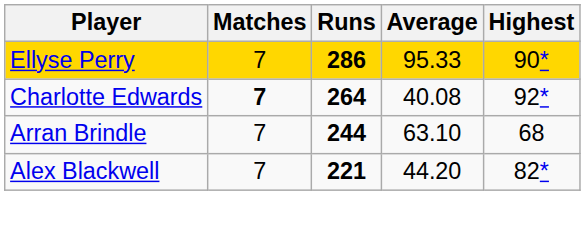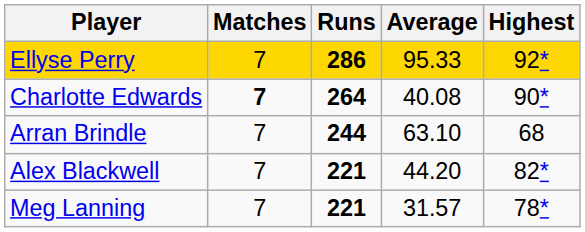(531, 60) 90* -> (531, 60) 92*
(531, 97) 92* -> (531, 97) 90*
+ row: (78, 208)
